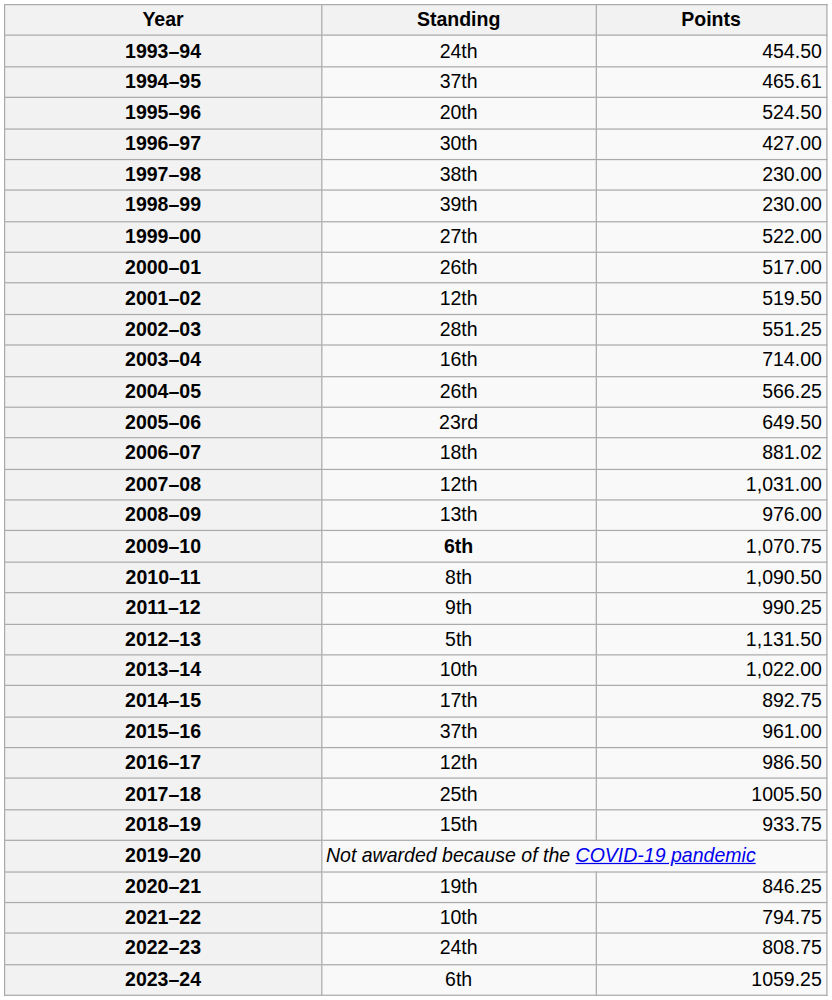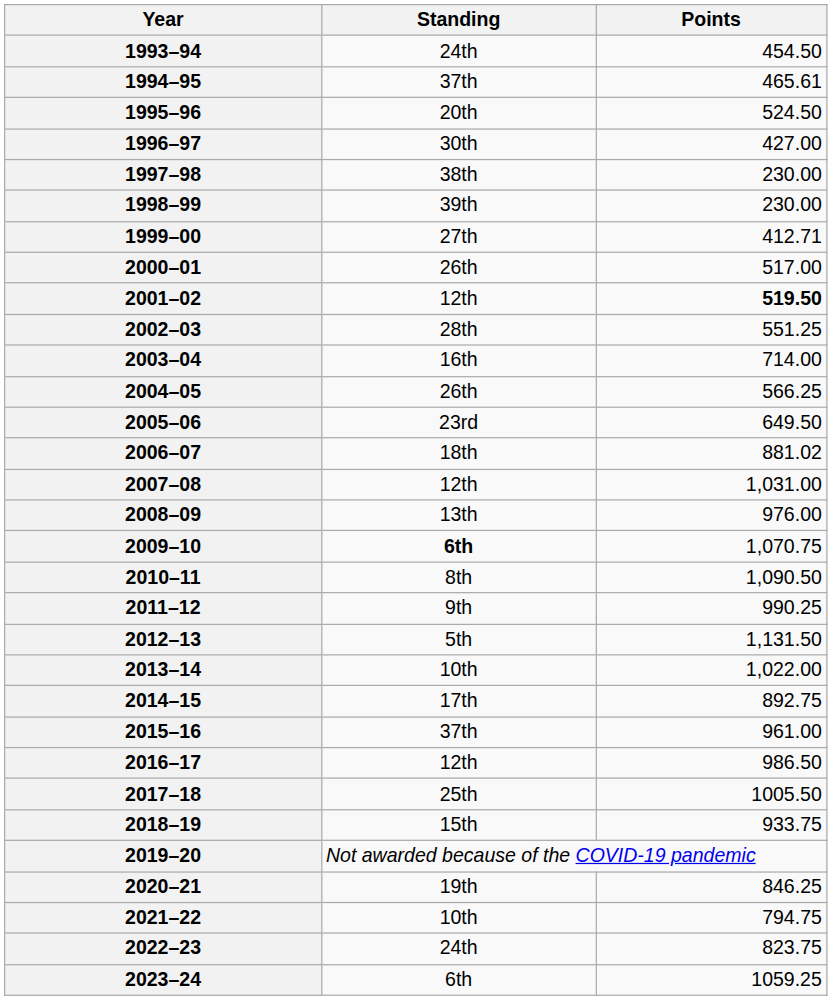(792, 236) 522.00 -> (792, 236) 412.71
(792, 298) normal -> (792, 298) bold
(792, 948) 808.75 -> (792, 948) 823.75
